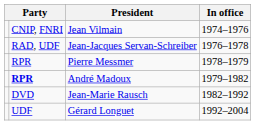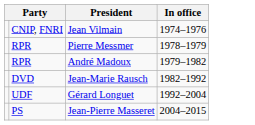- row: (132, 45)
(22, 78) bold -> (21, 62) normal
+ row: (111, 111)
